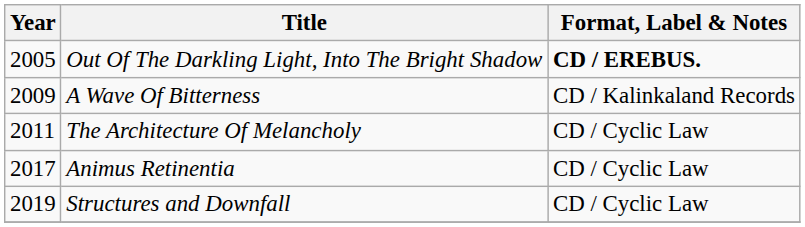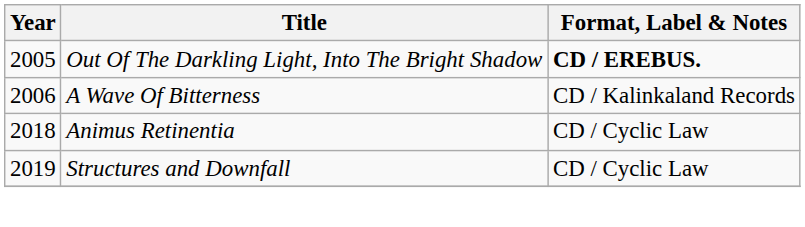(33, 95) 2009 -> (33, 95) 2006
- row: (214, 131)
(33, 167) 2017 -> (33, 131) 2018
